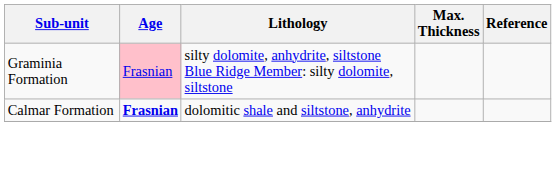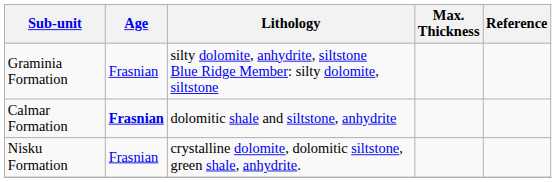(148, 71) pink background -> (133, 71) no background
+ row: (38, 157)
